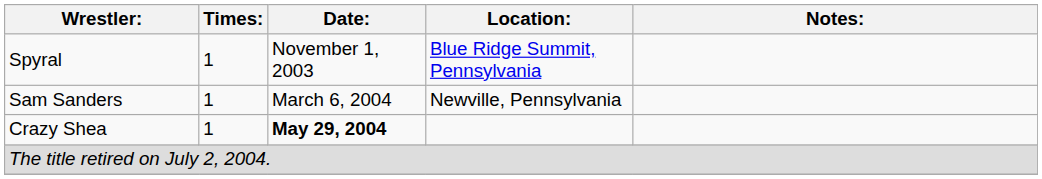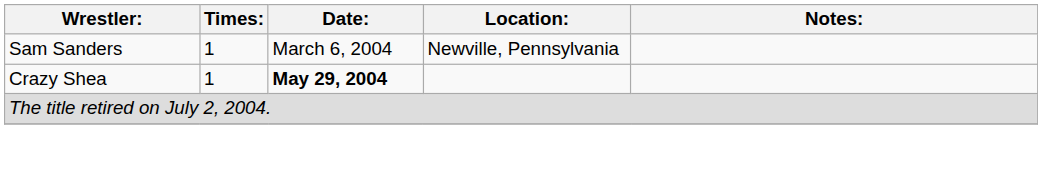- row: (35, 59)
